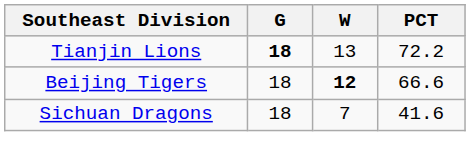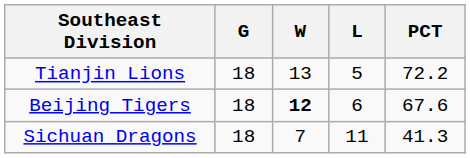+ column: (357, 32)
(280, 52) bold -> (244, 74) normal
(421, 83) 66.6 -> (425, 105) 67.6
(421, 114) 41.6 -> (425, 137) 41.3
